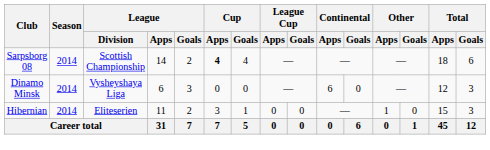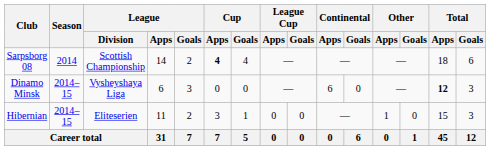(67, 88) 2014 -> (67, 88) 2014–15
(443, 88) normal -> (443, 88) bold
(67, 110) 2014 -> (67, 116) 2014–15
